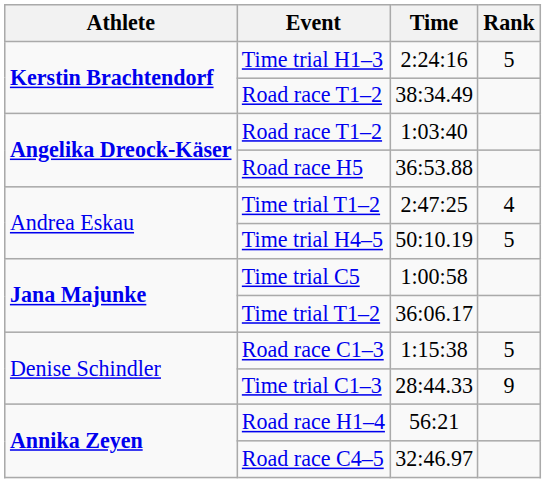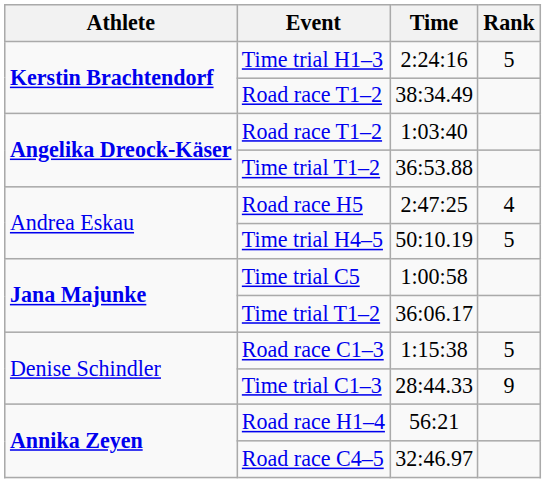(302, 168) Road race H5 -> (311, 168) Time trial T1–2
(311, 204) Time trial T1–2 -> (302, 204) Road race H5
